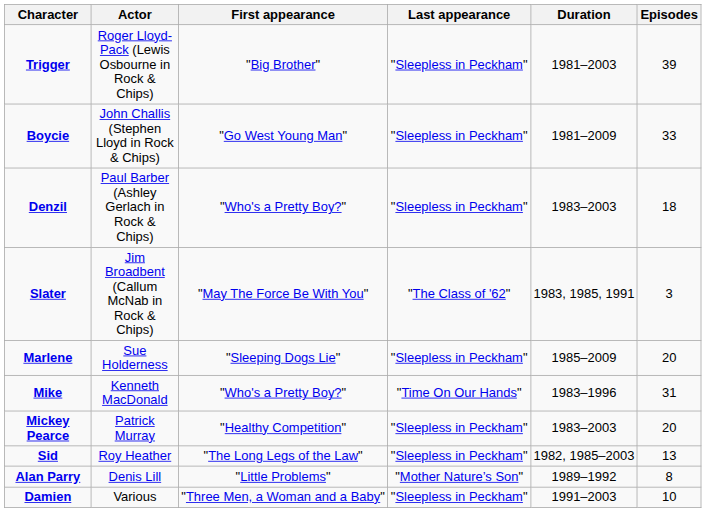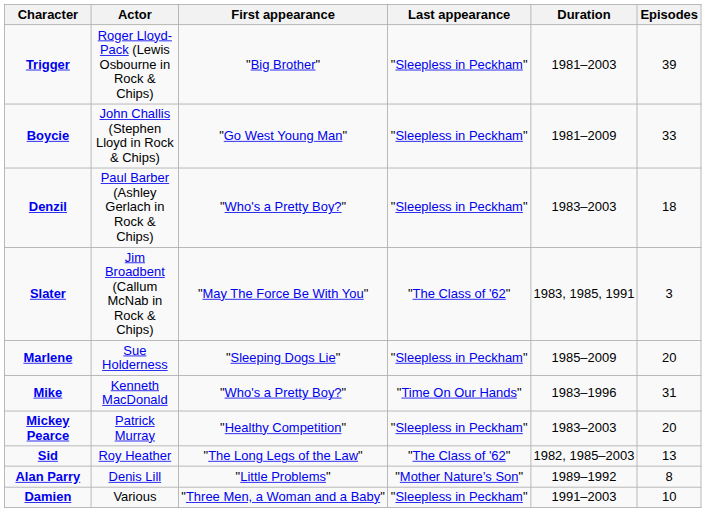(459, 456) "Sleepless in Peckham" -> (459, 456) "The Class of '62"
